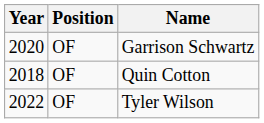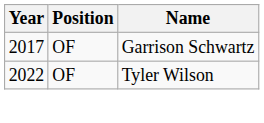(26, 46) 2020 -> (26, 46) 2017
- row: (166, 74)
